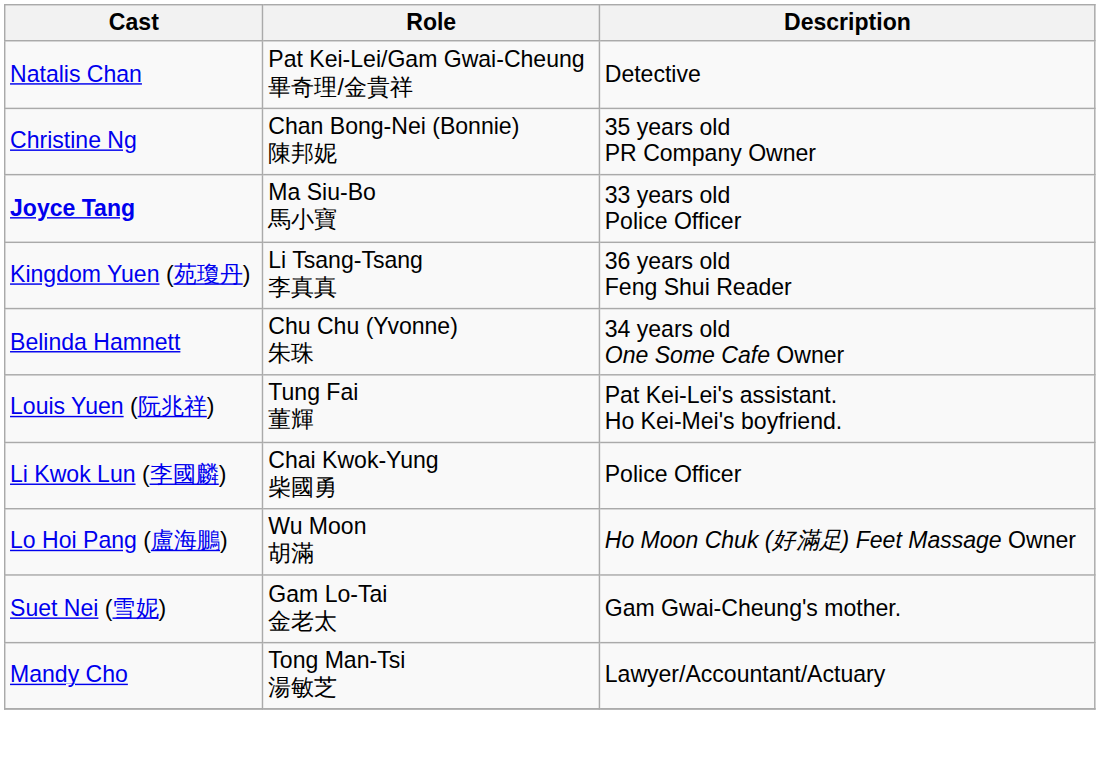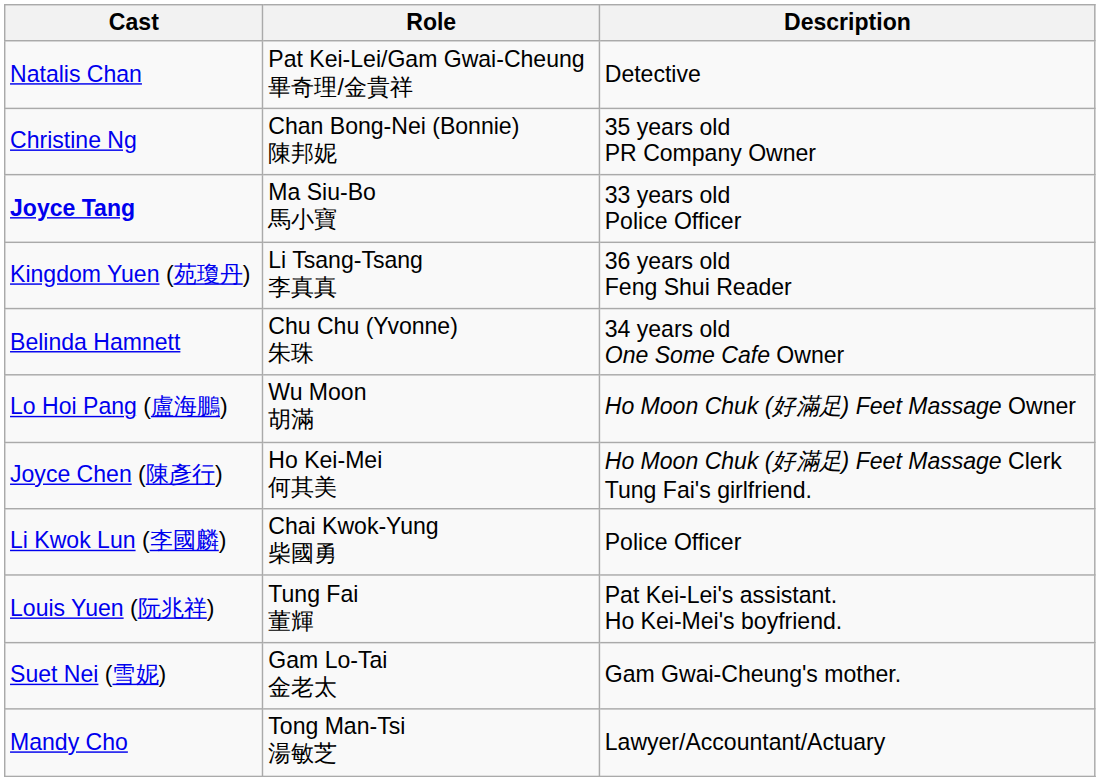rows swapped: (112, 407) <-> (119, 541)
+ row: (116, 474)
